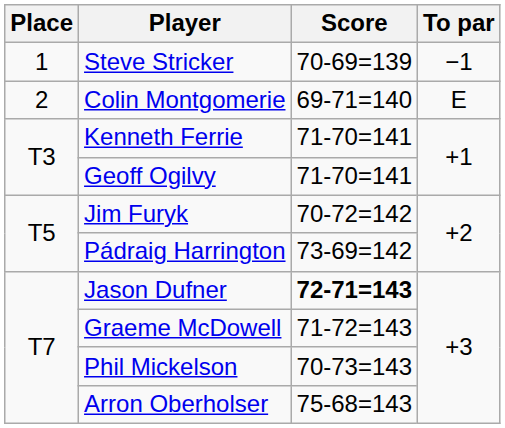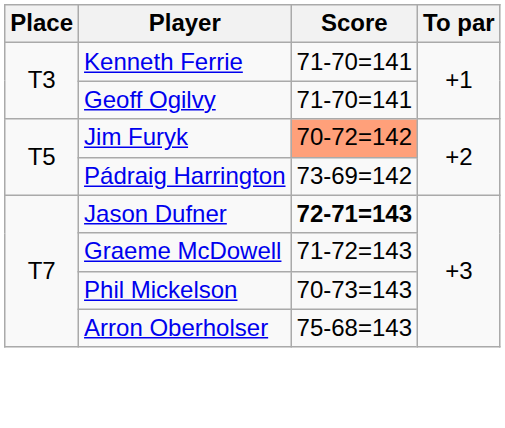- row: (159, 61)
- row: (185, 99)
(354, 213) no background -> (354, 137) lightsalmon background
